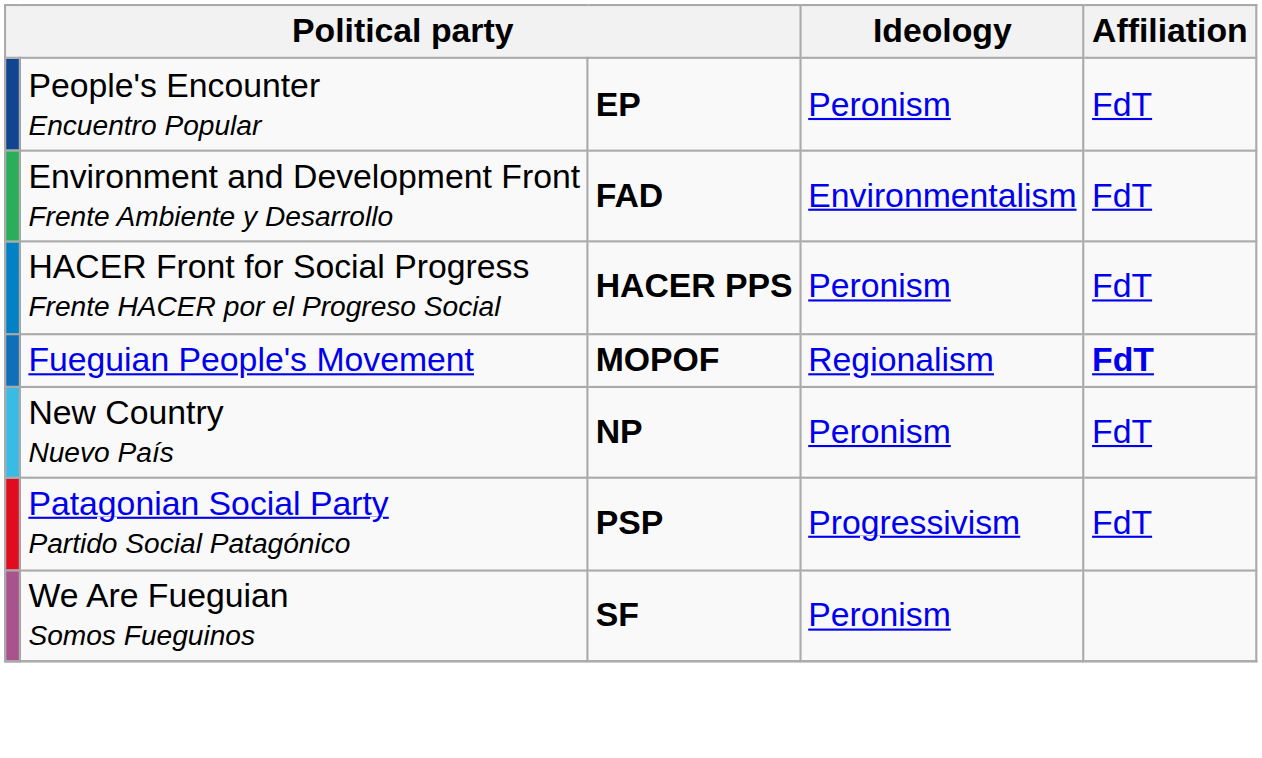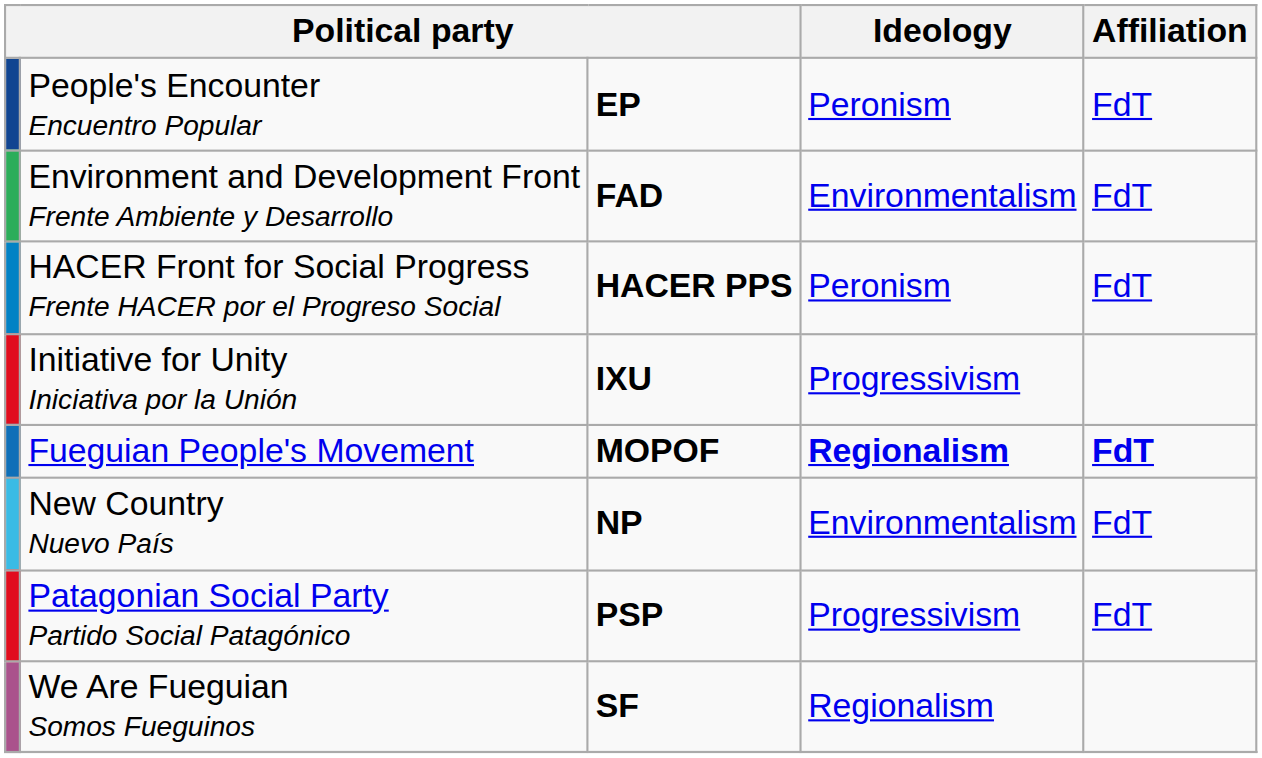+ row: (163, 378)
(901, 359) normal -> (909, 450) bold
(880, 431) Peronism -> (942, 523) Environmentalism
(880, 614) Peronism -> (901, 706) Regionalism
